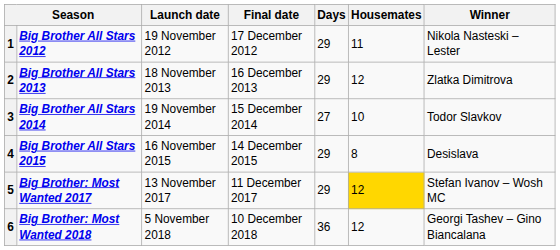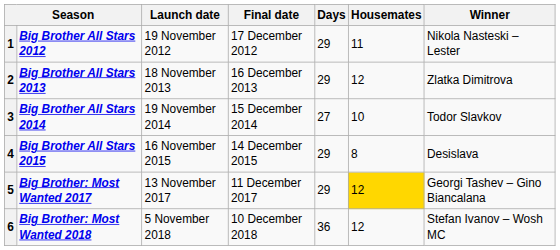(485, 190) Stefan Ivanov – Wosh MC -> (484, 190) Georgi Tashev – Gino Biancalana
(484, 227) Georgi Tashev – Gino Biancalana -> (485, 227) Stefan Ivanov – Wosh MC
